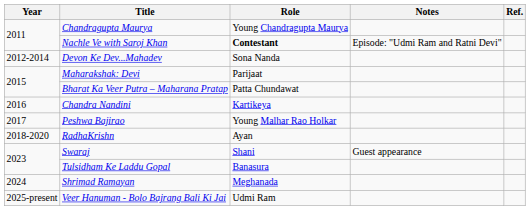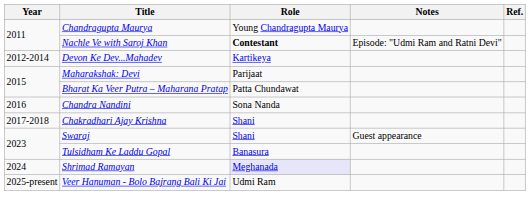(256, 58) Sona Nanda -> (252, 58) Kartikeya
(252, 105) Kartikeya -> (256, 105) Sona Nanda
- row: (93, 120)
+ row: (114, 120)
- row: (88, 136)
(255, 182) no background -> (255, 167) lavender background
